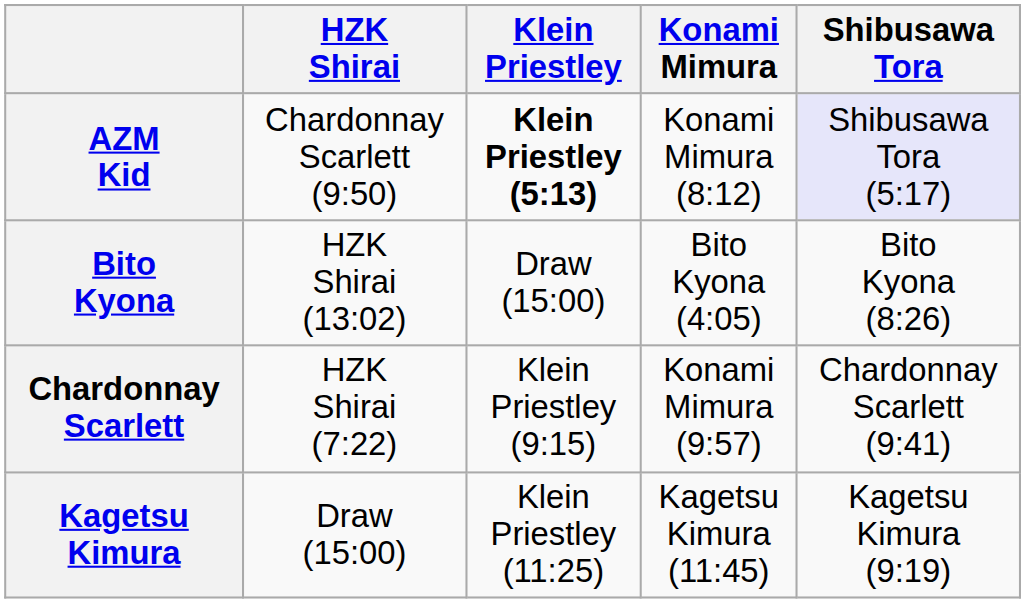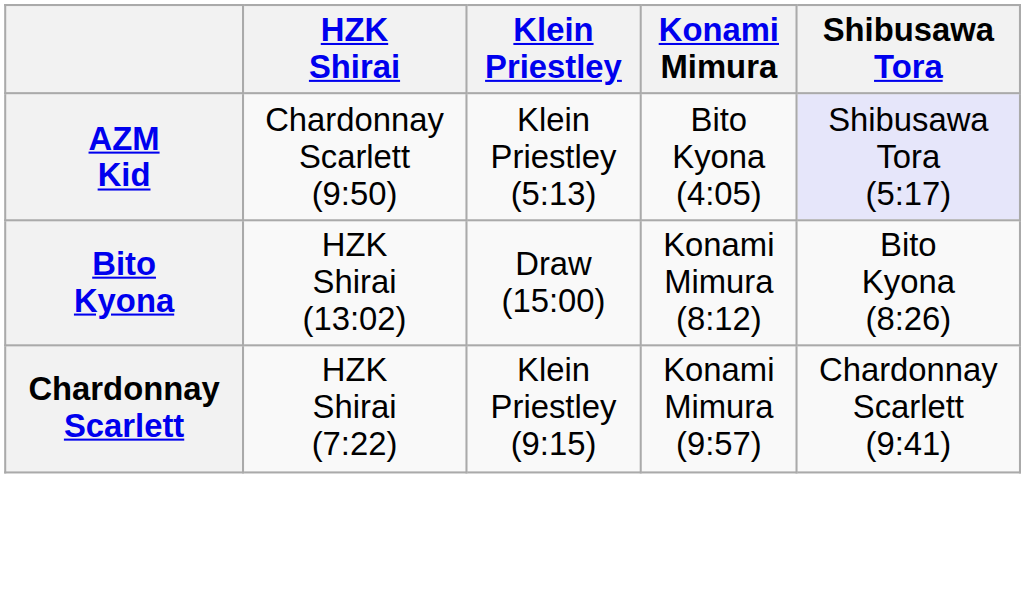(553, 156) bold -> (553, 156) normal
(719, 156) Konami Mimura (8:12) -> (719, 156) Bito Kyona (4:05)
(719, 282) Bito Kyona (4:05) -> (719, 282) Konami Mimura (8:12)
- row: (124, 533)
